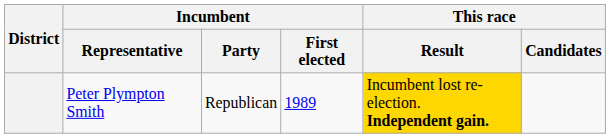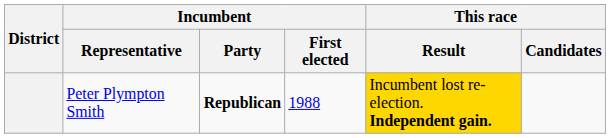(241, 102) normal -> (242, 102) bold
(300, 102) 1989 -> (304, 102) 1988
